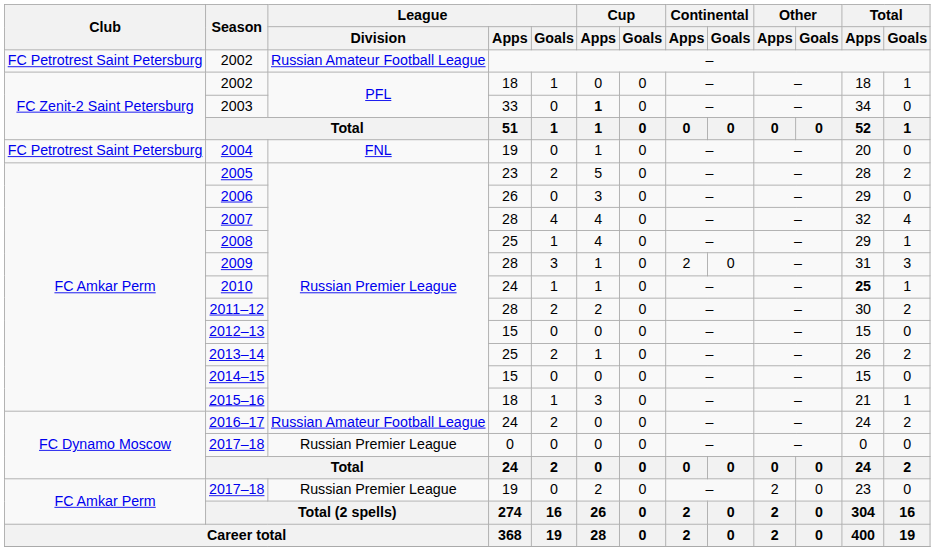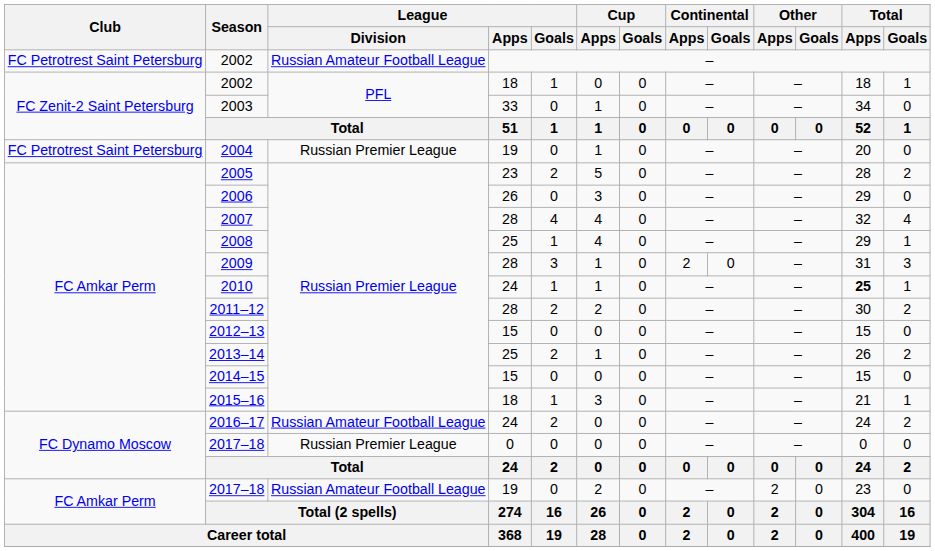(598, 106) bold -> (598, 106) normal
(378, 151) FNL -> (378, 151) Russian Premier League
(378, 490) Russian Premier League -> (378, 490) Russian Amateur Football League
